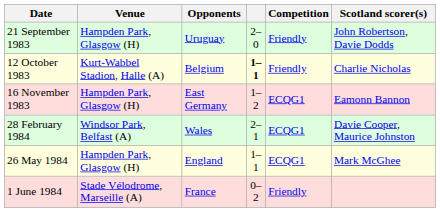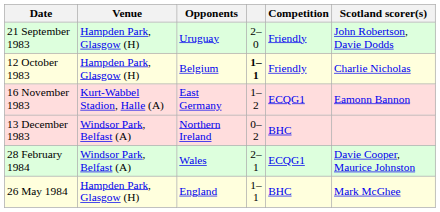(122, 68) Kurt-Wabbel Stadion, Halle (A) -> (116, 68) Hampden Park, Glasgow (H)
(116, 99) Hampden Park, Glasgow (H) -> (122, 99) Kurt-Wabbel Stadion, Halle (A)
+ row: (37, 130)
(286, 161) ECQG1 -> (280, 191) BHC
- row: (34, 191)
